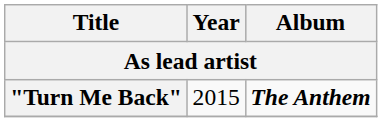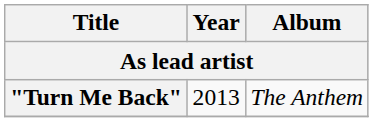(216, 97) 2015 -> (216, 97) 2013
(311, 97) bold -> (307, 97) normal
